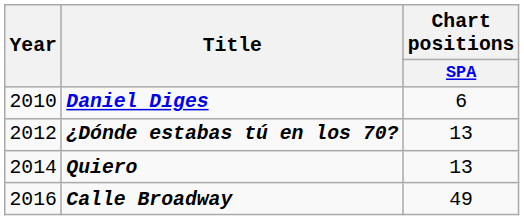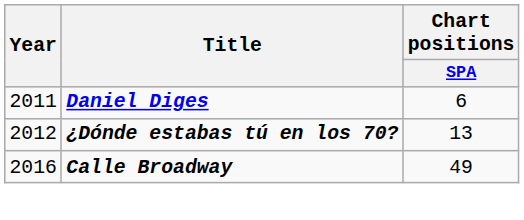(33, 102) 2010 -> (33, 102) 2011
- row: (102, 167)
